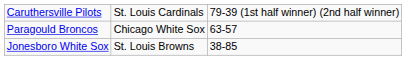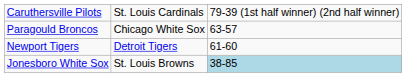+ row: (43, 47)
(223, 47) no background -> (223, 64) lightblue background
